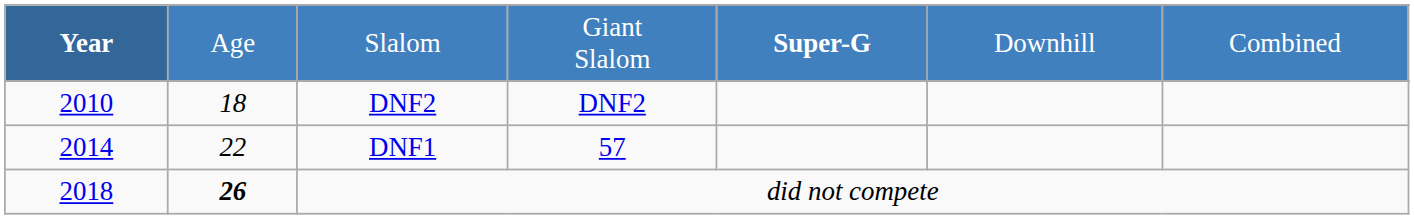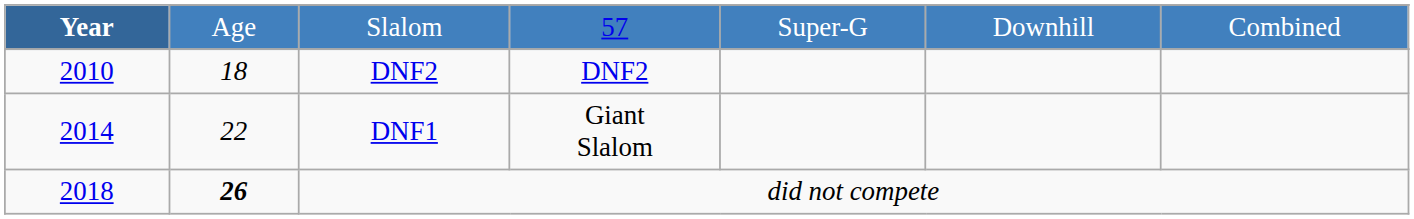(612, 42) Giant Slalom -> (615, 26) 57
(822, 42) bold -> (823, 26) normal
(612, 147) 57 -> (615, 131) Giant Slalom
